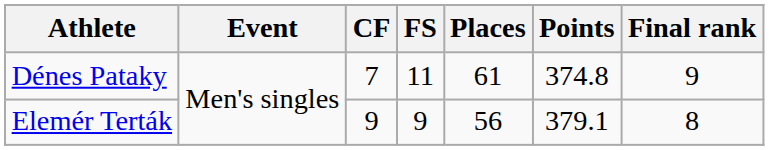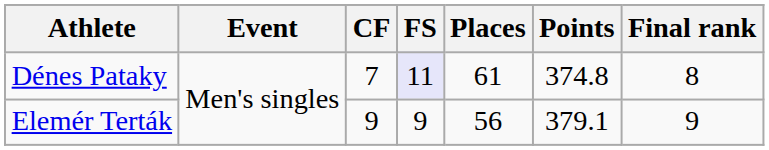(420, 75) no background -> (420, 75) lavender background
(692, 75) 9 -> (692, 75) 8
(692, 121) 8 -> (692, 121) 9
